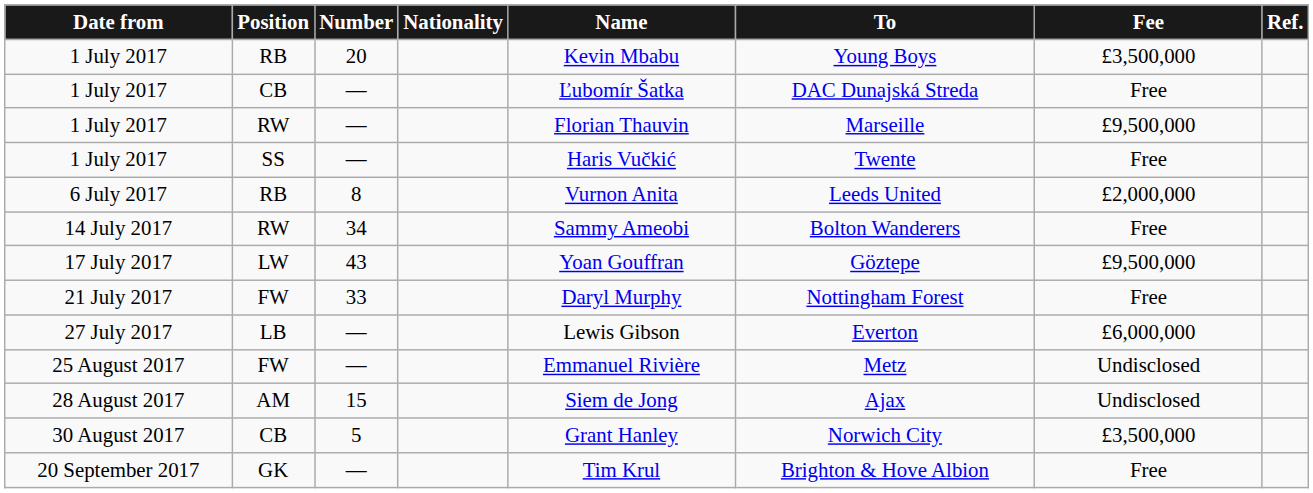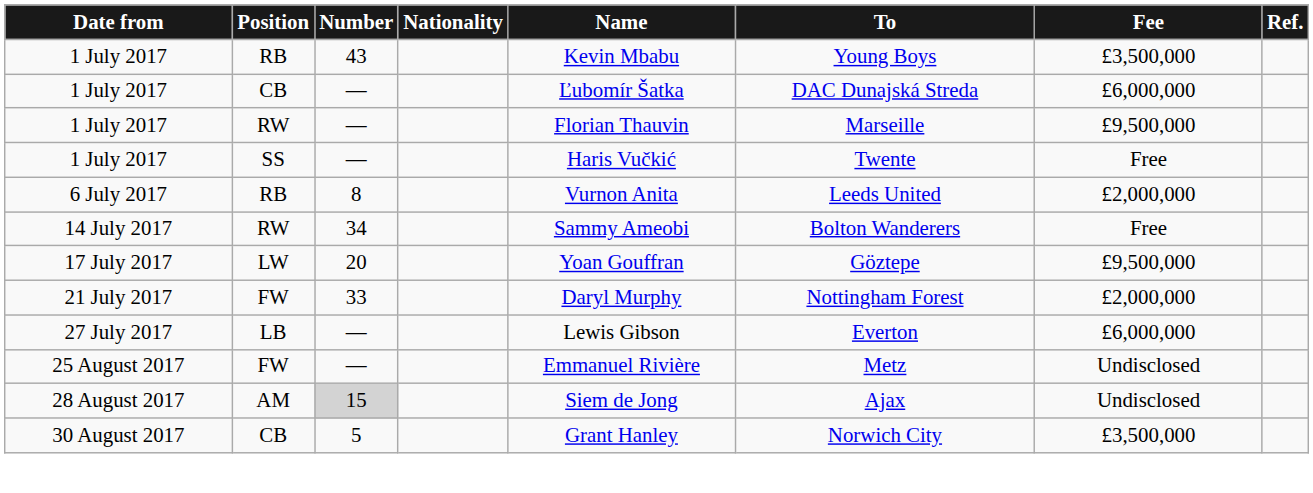(356, 56) 20 -> (356, 56) 43
(1148, 90) Free -> (1148, 90) £6,000,000
(356, 263) 43 -> (356, 263) 20
(1148, 297) Free -> (1148, 297) £2,000,000
(356, 400) no background -> (356, 400) lightgrey background
- row: (118, 469)
